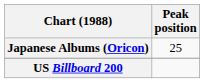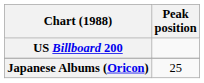rows swapped: (78, 48) <-> (78, 68)
